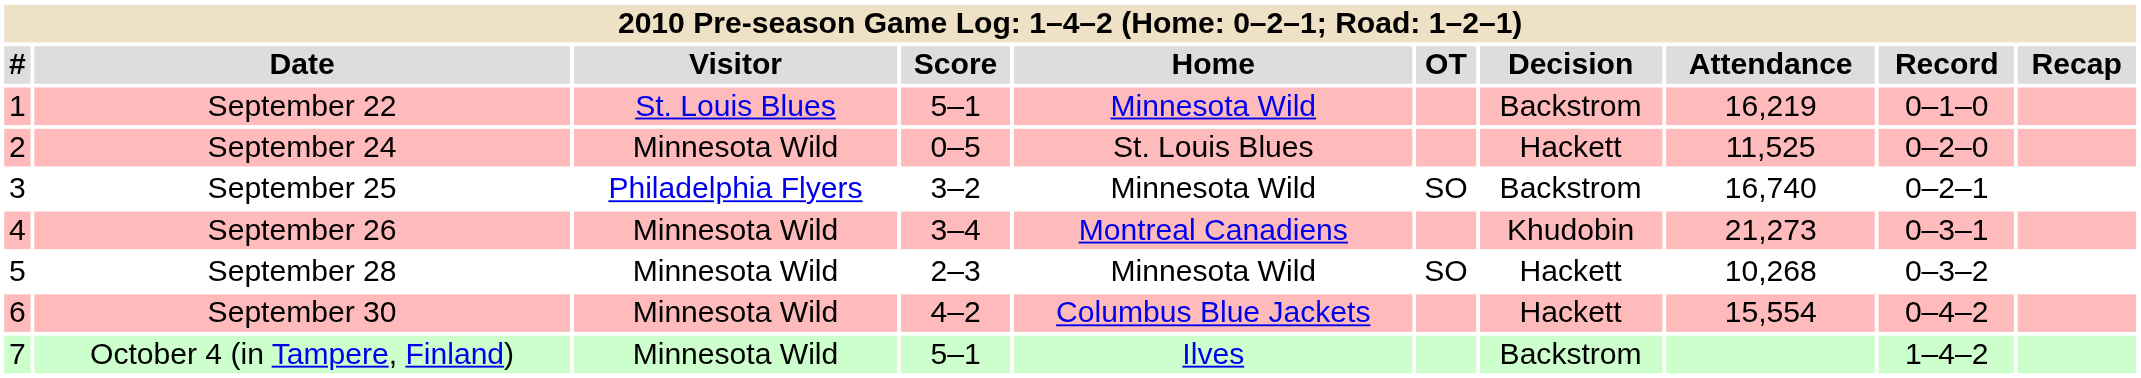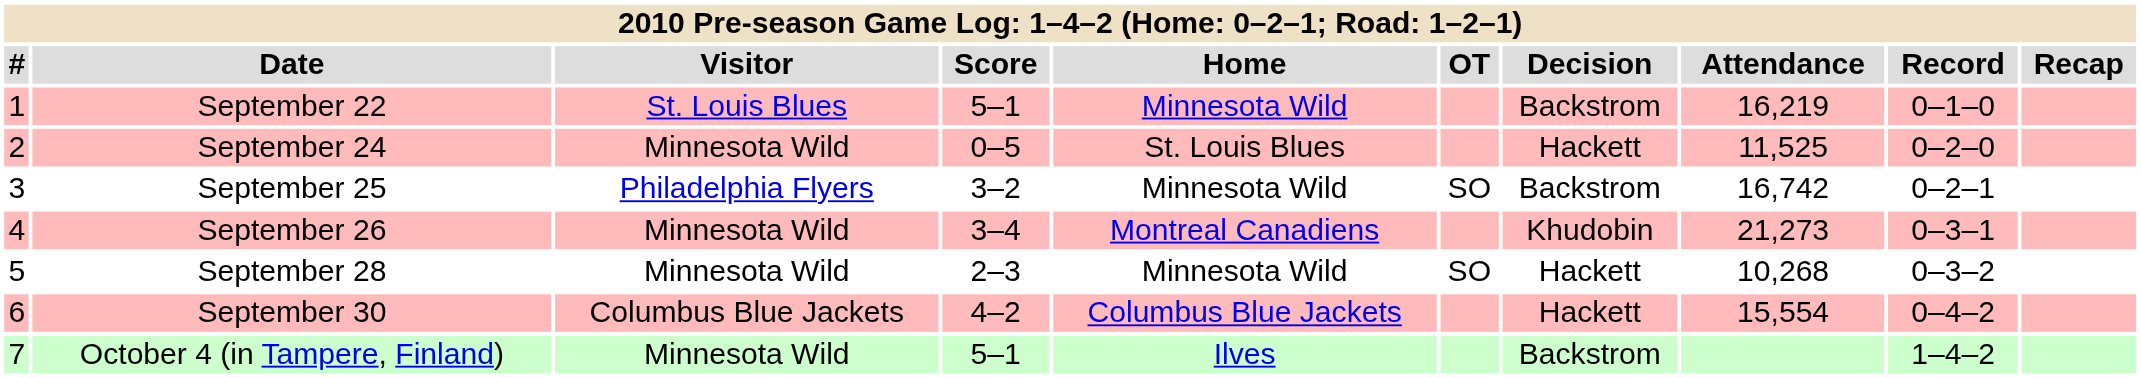(1771, 188) 16,740 -> (1783, 188) 16,742
(735, 312) Minnesota Wild -> (747, 312) Columbus Blue Jackets
